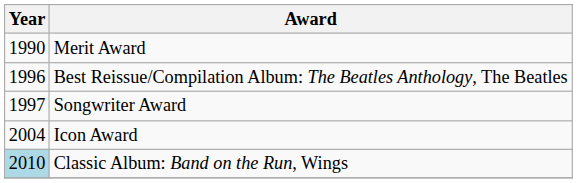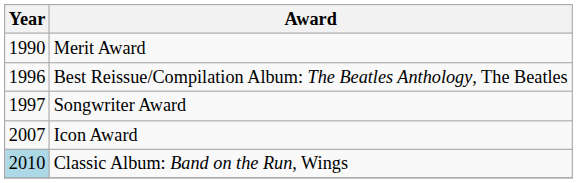(27, 134) 2004 -> (27, 134) 2007
